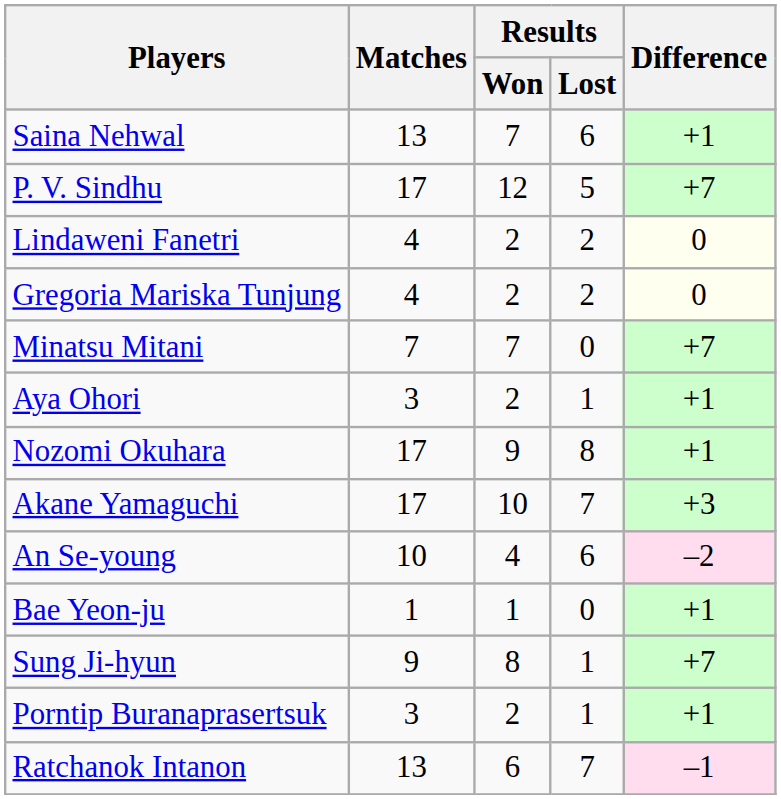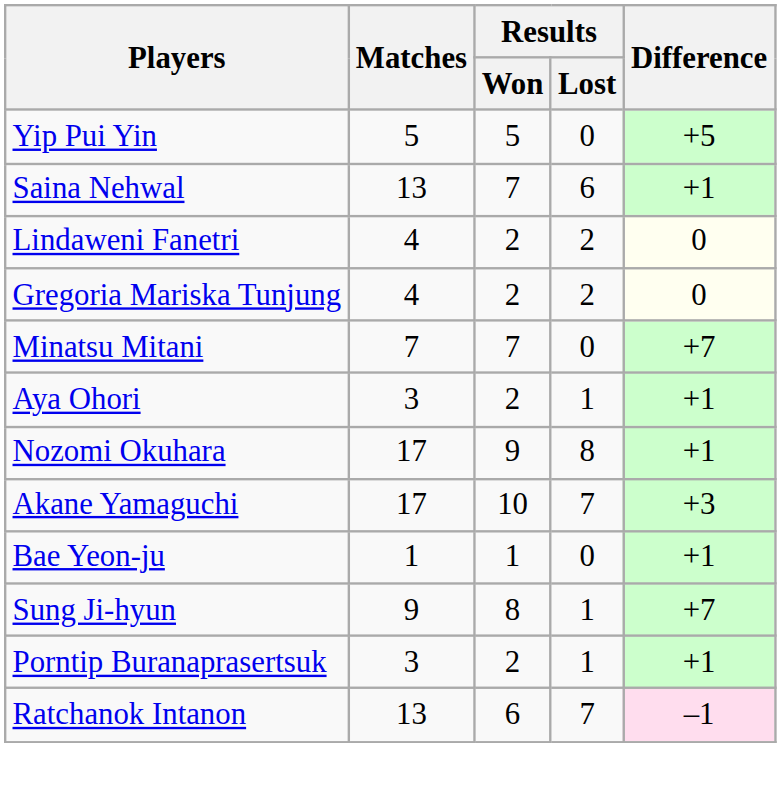+ row: (85, 135)
- row: (87, 188)
- row: (94, 556)
